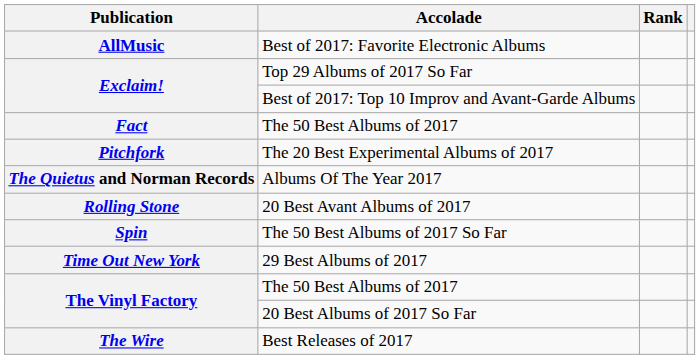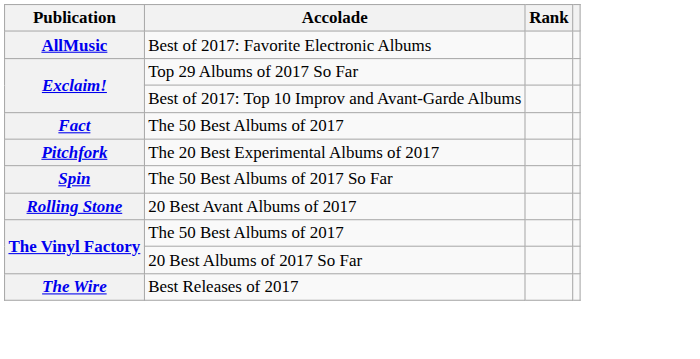- row: (131, 179)
rows swapped: (131, 206) <-> (131, 233)
- row: (131, 260)
